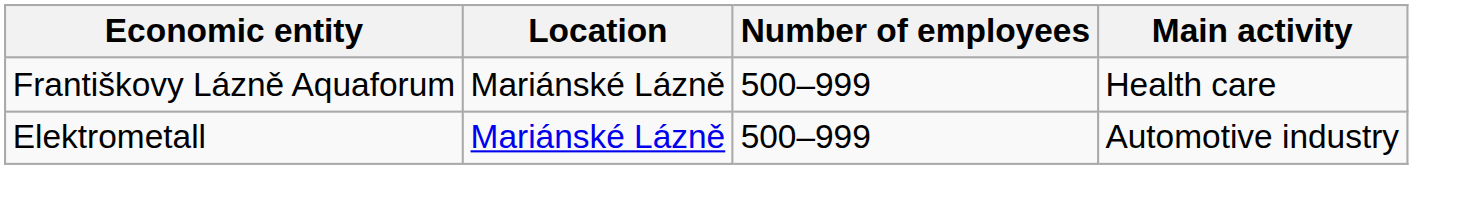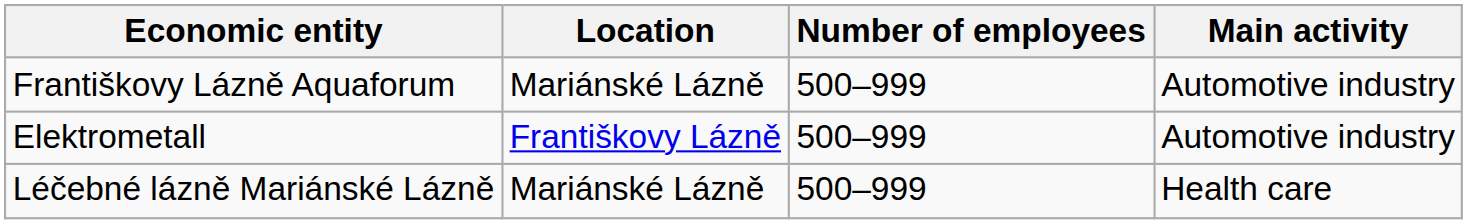(1191, 84) Health care -> (1308, 84) Automotive industry
(598, 137) Mariánské Lázně -> (645, 137) Františkovy Lázně
+ row: (253, 190)
